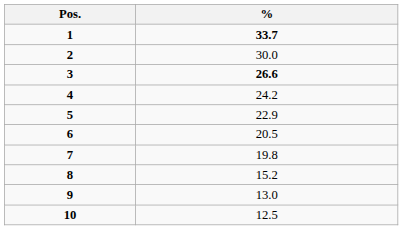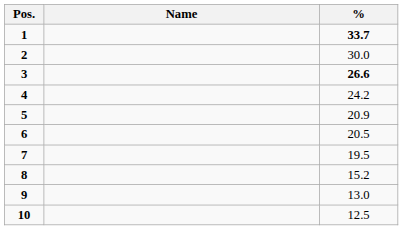+ column: (181, 14)
(267, 114) 22.9 -> (359, 114) 20.9
(267, 154) 19.8 -> (359, 154) 19.5
